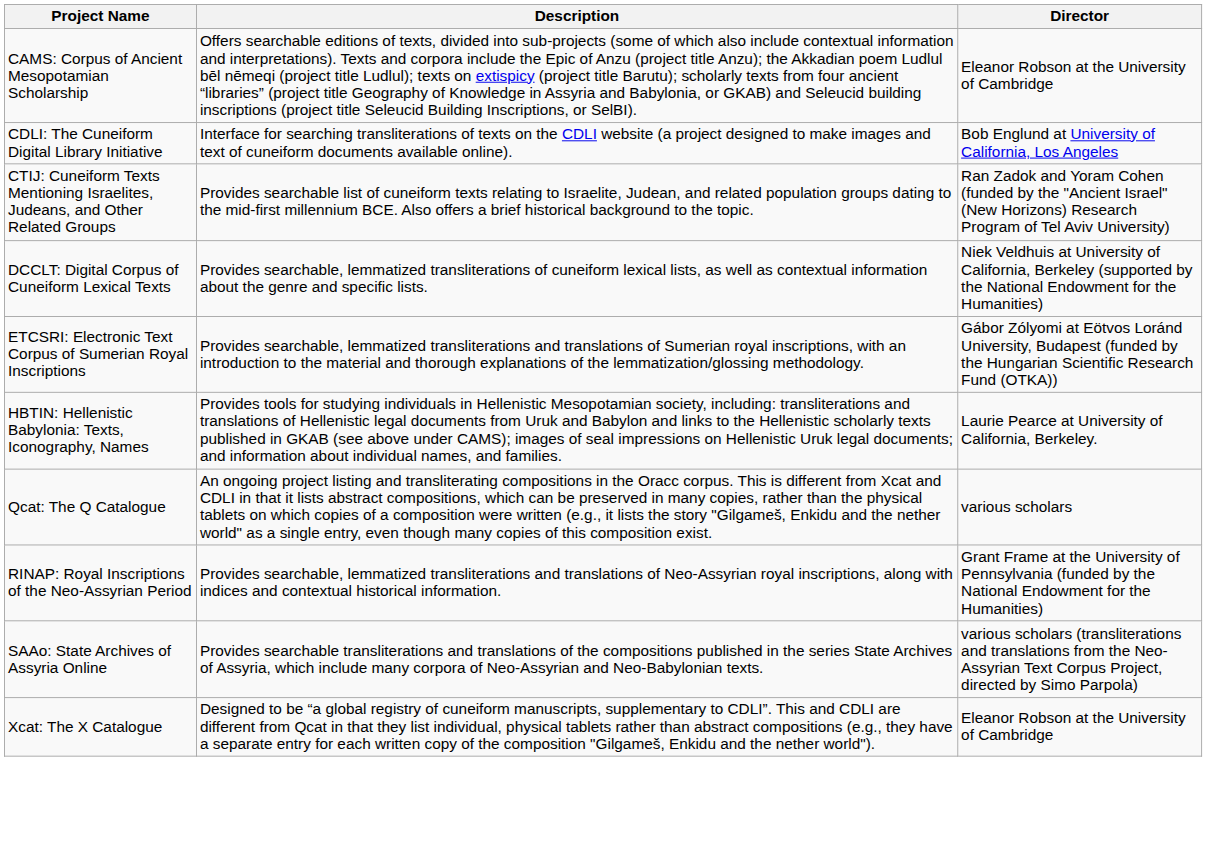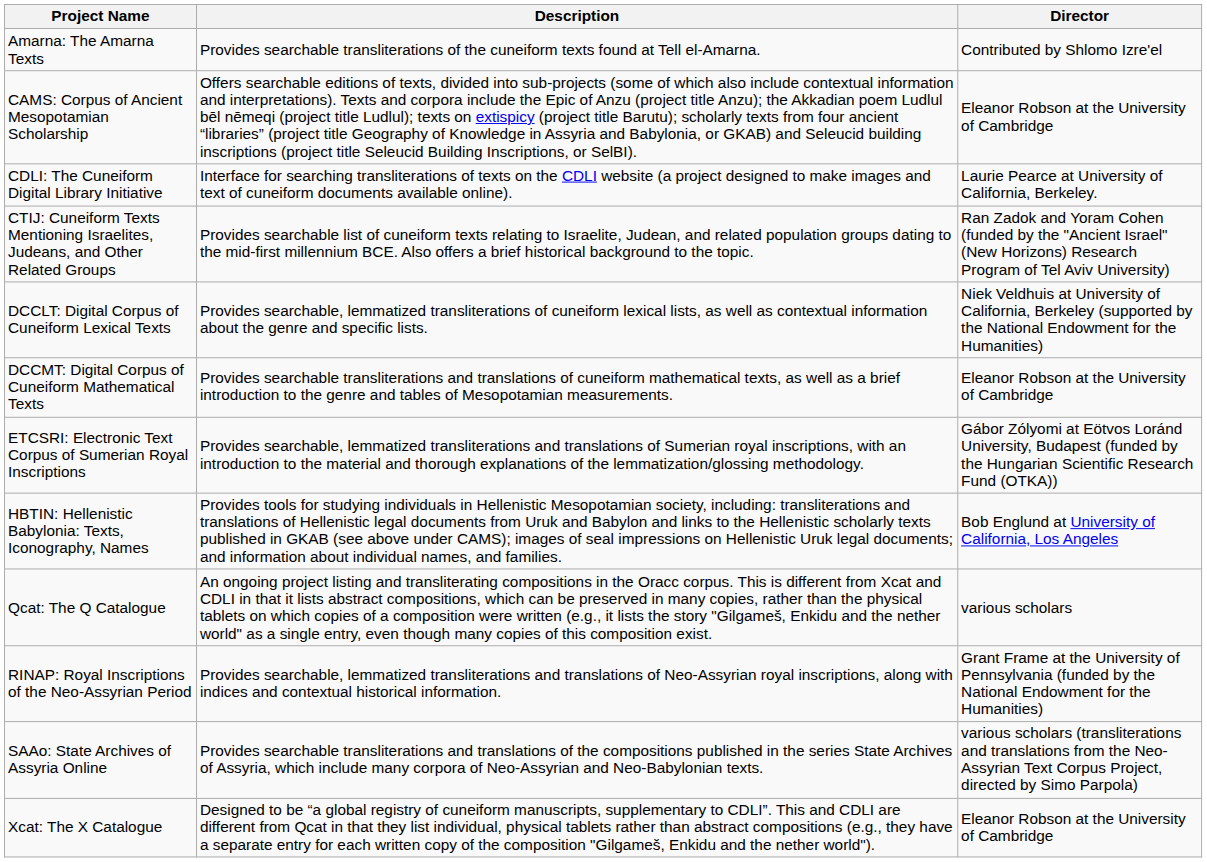+ row: (81, 49)
(1058, 143) Bob Englund at University of California, Los Angeles -> (1062, 184) Laurie Pearce at University of California, Berkeley.
+ row: (96, 387)
(1062, 430) Laurie Pearce at University of California, Berkeley. -> (1058, 531) Bob Englund at University of California, Los Angeles
